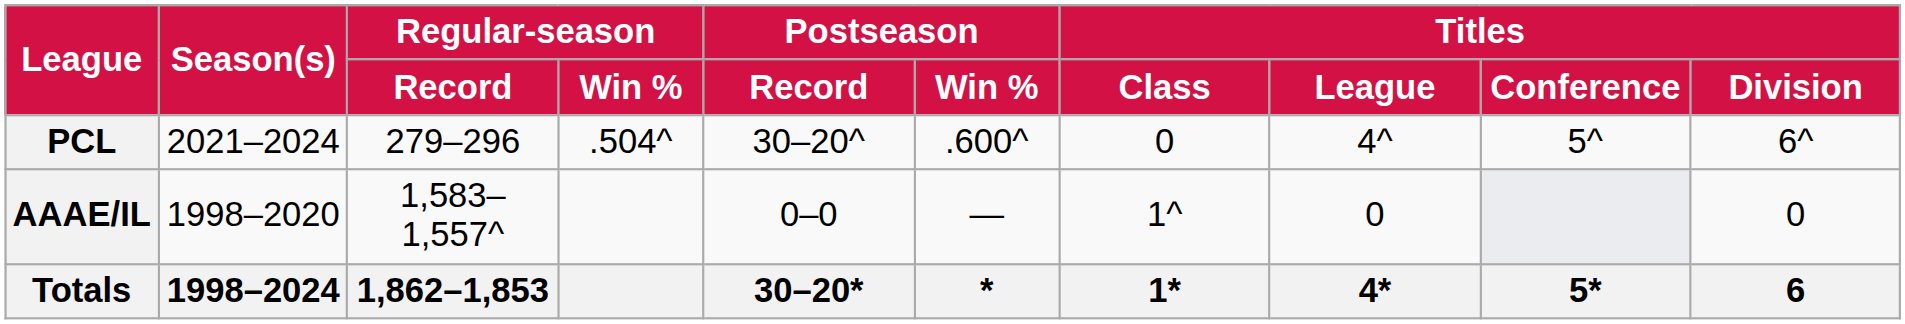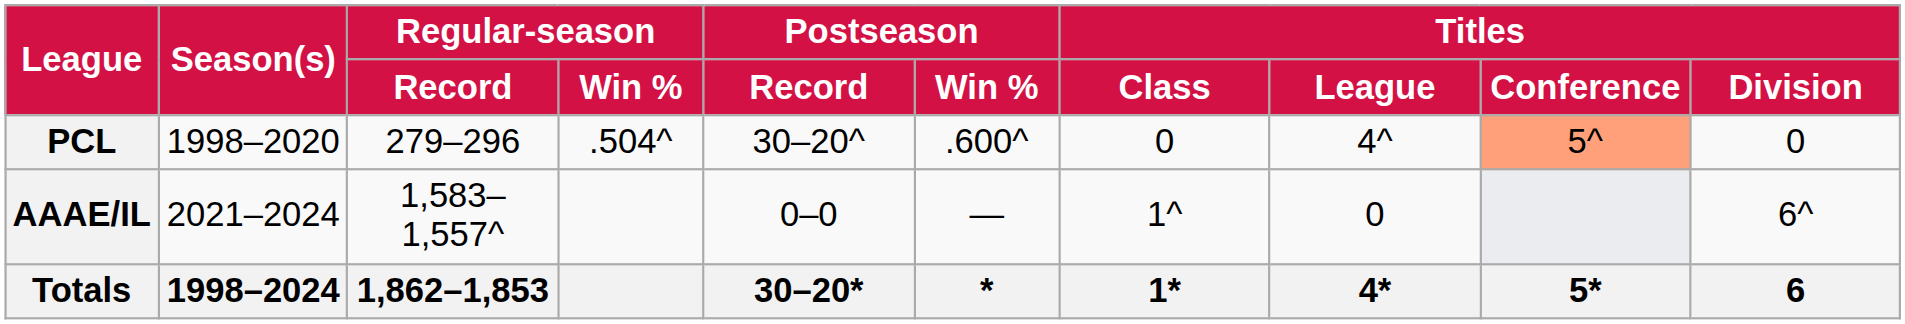(253, 141) 2021–2024 -> (253, 141) 1998–2020
(1585, 141) no background -> (1585, 141) lightsalmon background
(1796, 141) 6^ -> (1796, 141) 0
(253, 215) 1998–2020 -> (253, 215) 2021–2024
(1796, 215) 0 -> (1796, 215) 6^
